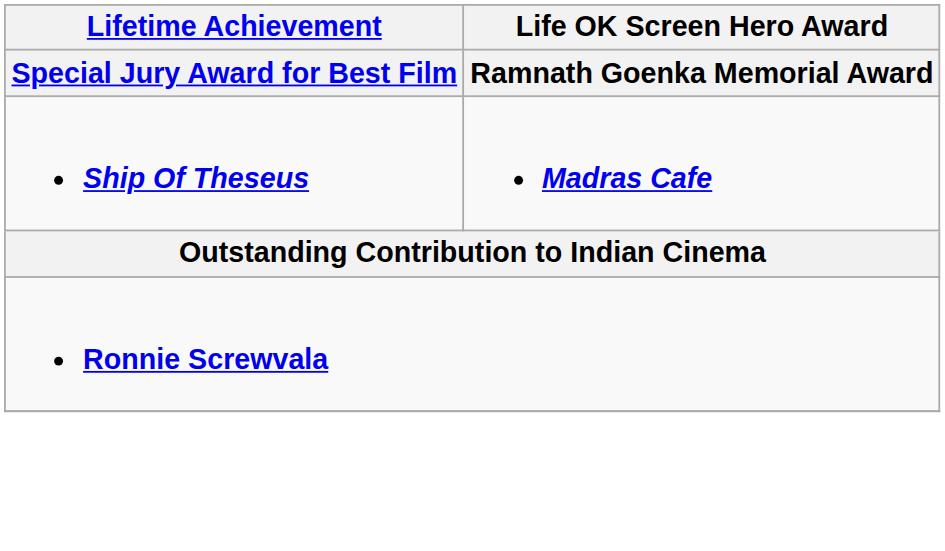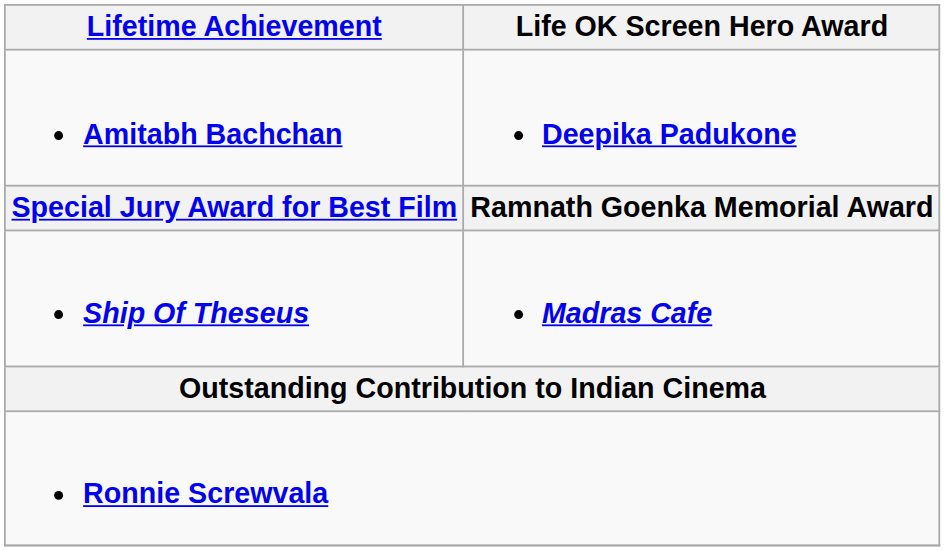+ row: (234, 134)
